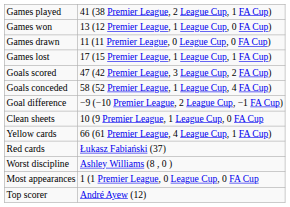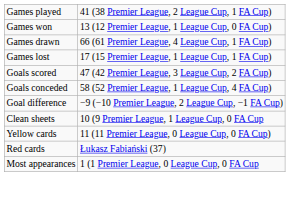(175, 42) 11 (11 Premier League, 0 League Cup, 0 FA Cup) -> (176, 42) 66 (61 Premier League, 4 League Cup, 1 FA Cup)
(176, 133) 66 (61 Premier League, 4 League Cup, 1 FA Cup) -> (175, 133) 11 (11 Premier League, 0 League Cup, 0 FA Cup)
- row: (38, 164)
- row: (27, 194)
